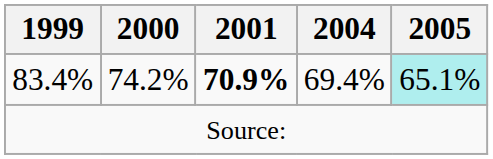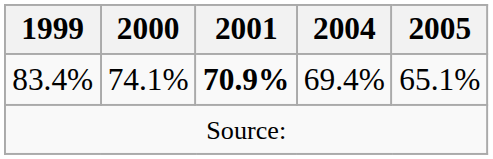(148, 79) 74.2% -> (148, 79) 74.1%
(440, 79) paleturquoise background -> (440, 79) no background
